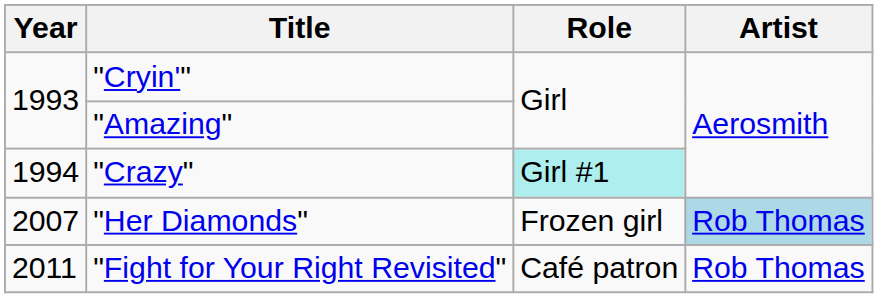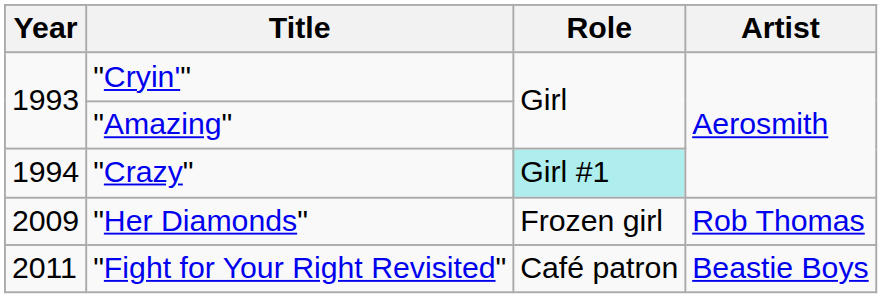(46, 220) 2007 -> (46, 220) 2009
(778, 220) lightblue background -> (778, 220) no background
(778, 268) Rob Thomas -> (780, 268) Beastie Boys
